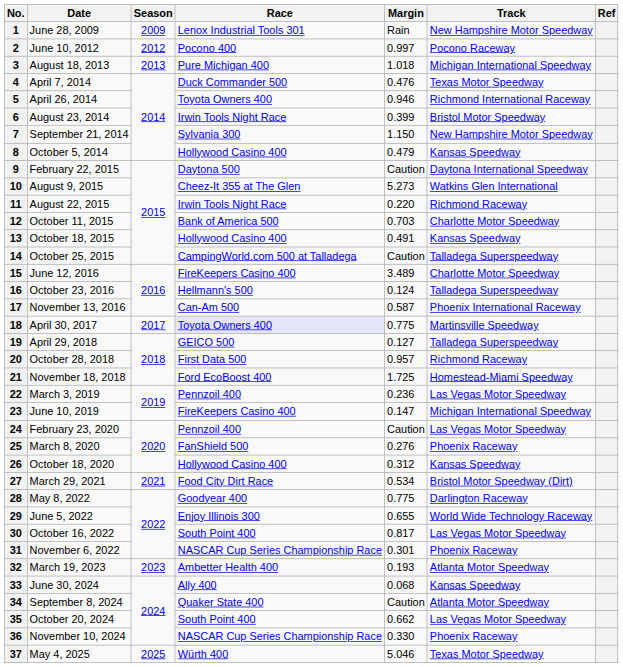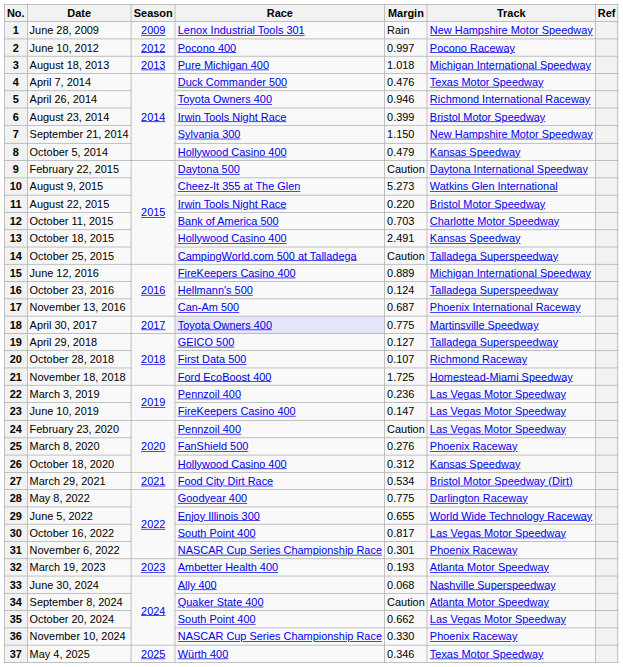(478, 204) Richmond Raceway -> (488, 204) Bristol Motor Speedway
(401, 238) 0.491 -> (401, 238) 2.491
(401, 273) 3.489 -> (401, 273) 0.889
(495, 273) Charlotte Motor Speedway -> (510, 273) Michigan International Speedway
(401, 308) 0.587 -> (401, 308) 0.687
(401, 360) 0.957 -> (401, 360) 0.107
(510, 412) Michigan International Speedway -> (498, 412) Las Vegas Motor Speedway
(475, 585) Kansas Speedway -> (493, 585) Nashville Superspeedway
(401, 654) 5.046 -> (401, 654) 0.346
